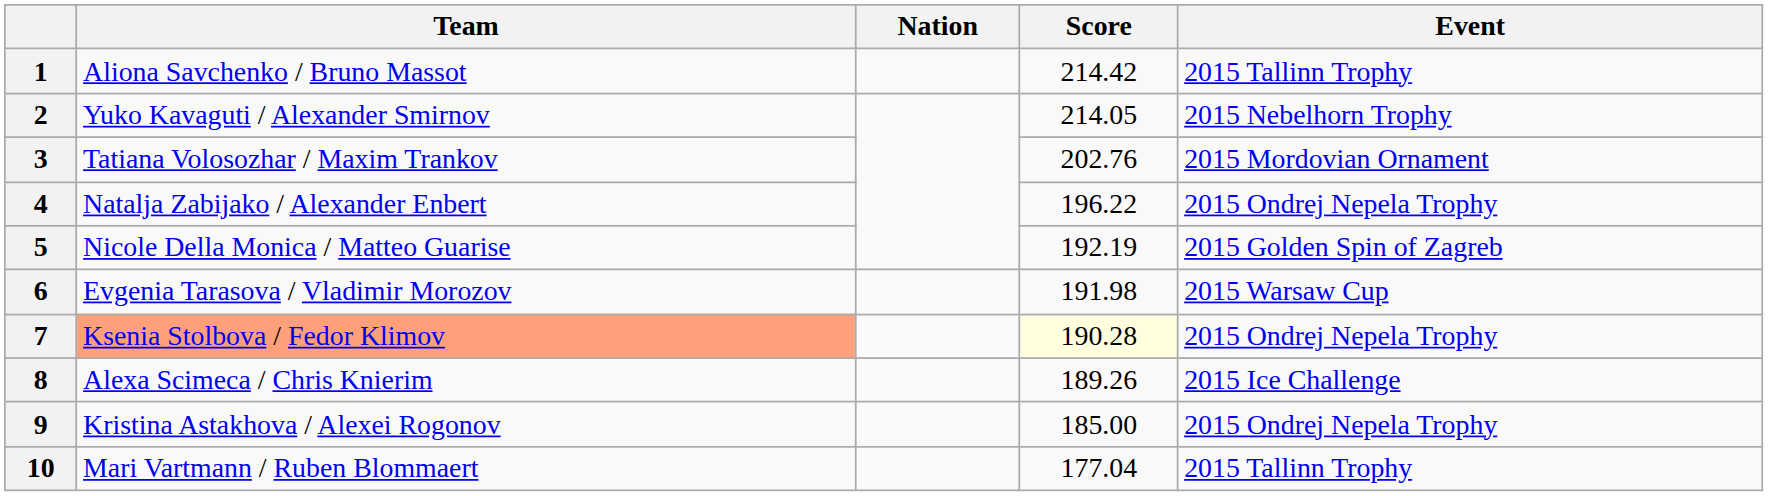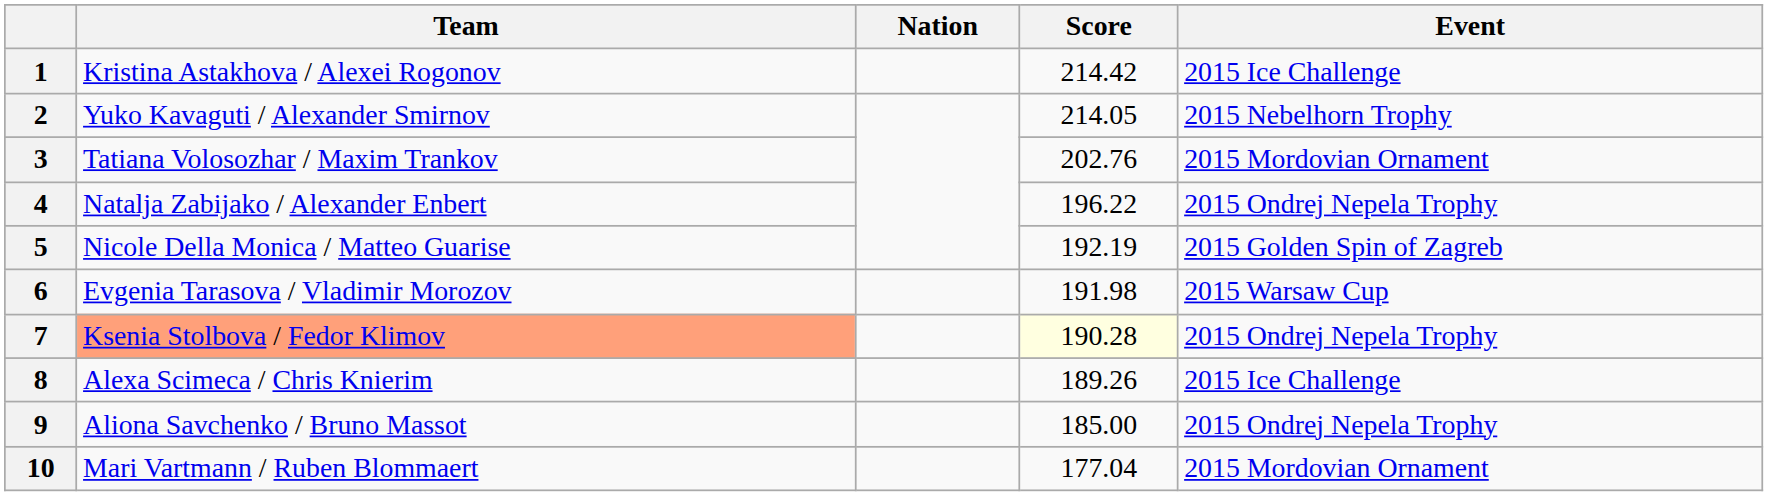(275, 70) Aliona Savchenko / Bruno Massot -> (292, 70) Kristina Astakhova / Alexei Rogonov
(1298, 70) 2015 Tallinn Trophy -> (1292, 70) 2015 Ice Challenge
(292, 423) Kristina Astakhova / Alexei Rogonov -> (275, 423) Aliona Savchenko / Bruno Massot
(1298, 468) 2015 Tallinn Trophy -> (1336, 468) 2015 Mordovian Ornament
